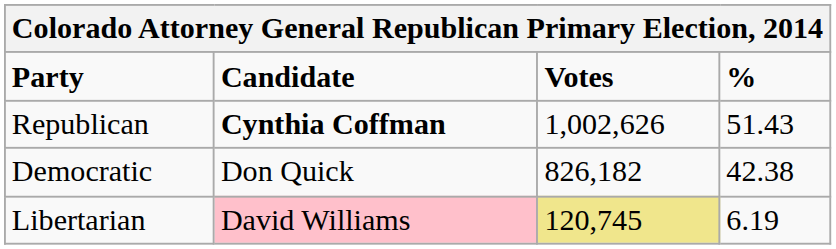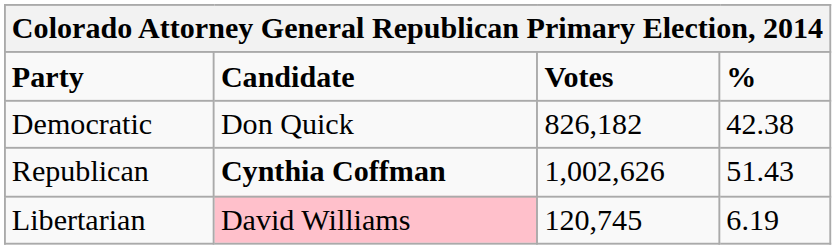rows swapped: (80, 123) <-> (82, 171)
(593, 219) khaki background -> (593, 219) no background
